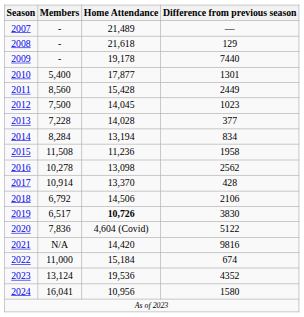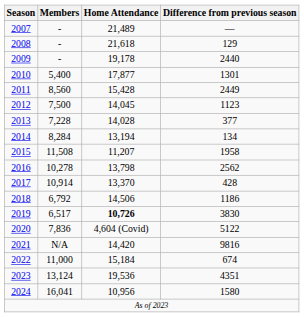(230, 59) 7440 -> (230, 59) 2440
(230, 105) 1023 -> (230, 105) 1123
(230, 136) 834 -> (230, 136) 134
(121, 152) 11,236 -> (121, 152) 11,207
(121, 167) 13,098 -> (121, 167) 13,798
(230, 198) 2106 -> (230, 198) 1186
(230, 276) 4352 -> (230, 276) 4351
